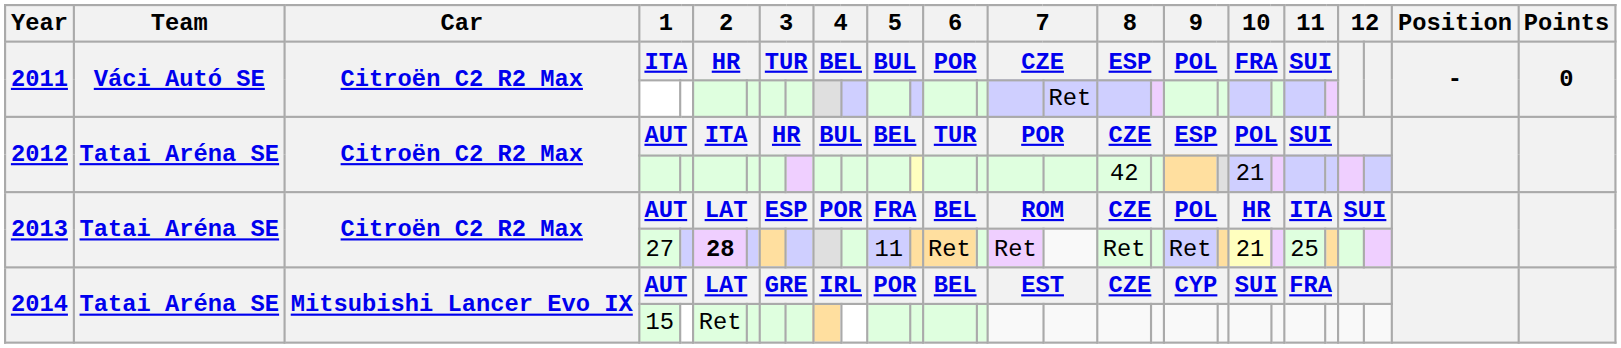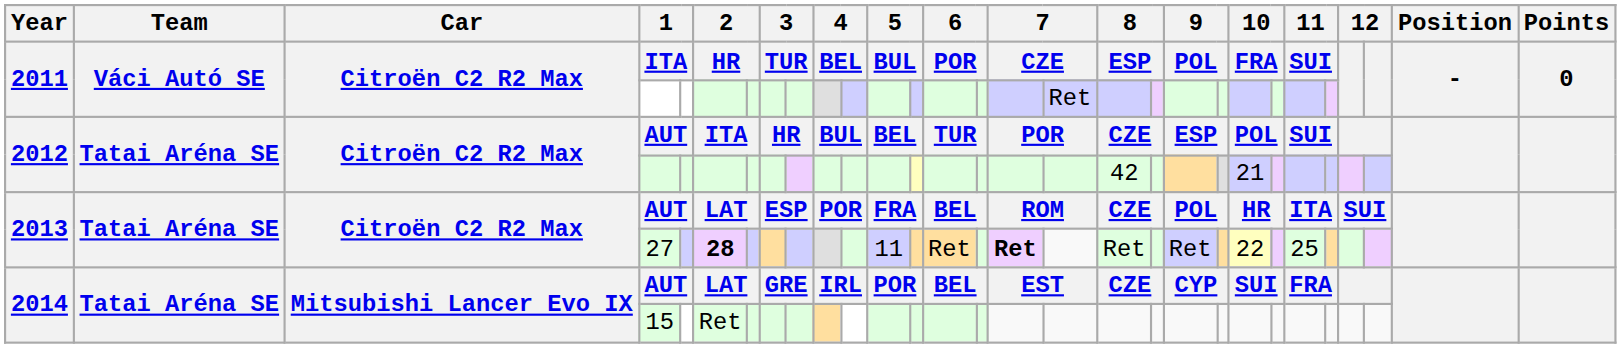(1015, 248) normal -> (1015, 248) bold
(1250, 248) 21 -> (1250, 248) 22
